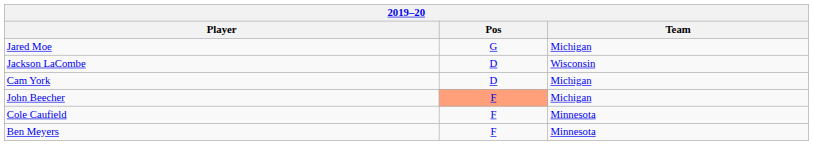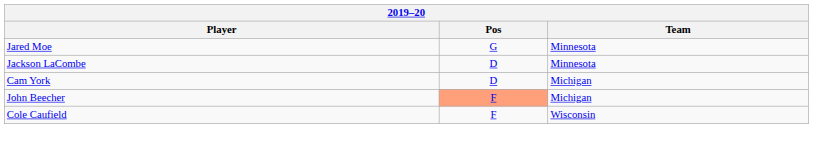(571, 47) Michigan -> (573, 47) Minnesota
(573, 64) Wisconsin -> (573, 64) Minnesota
(573, 115) Minnesota -> (573, 115) Wisconsin
- row: (33, 132)
